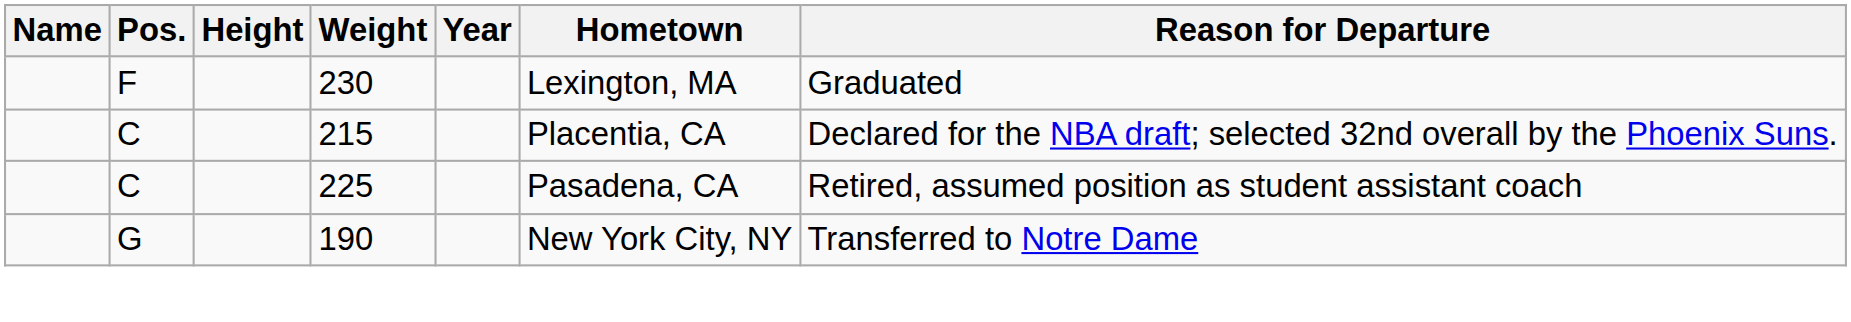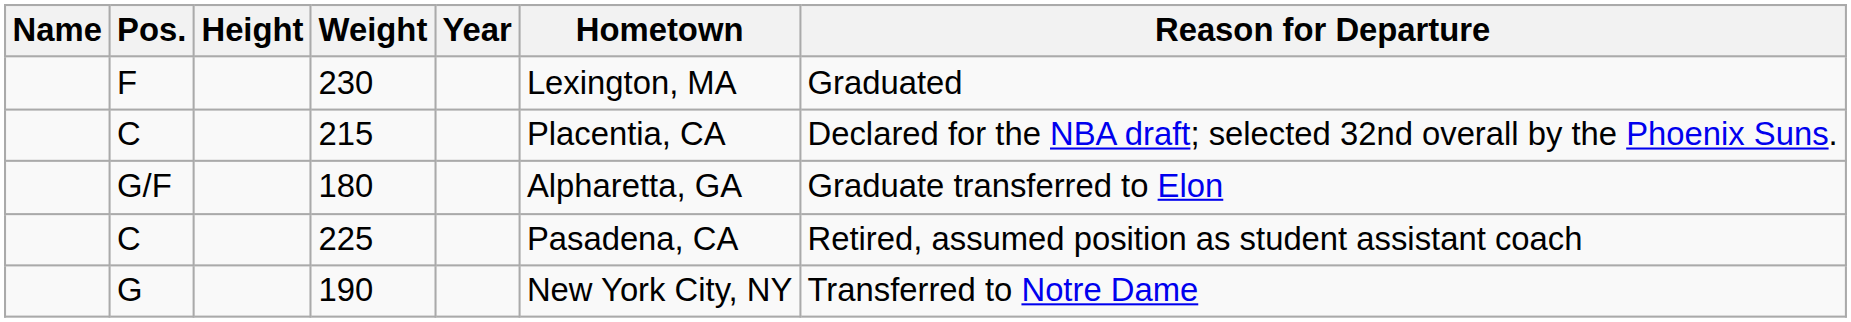+ row: (346, 186)
